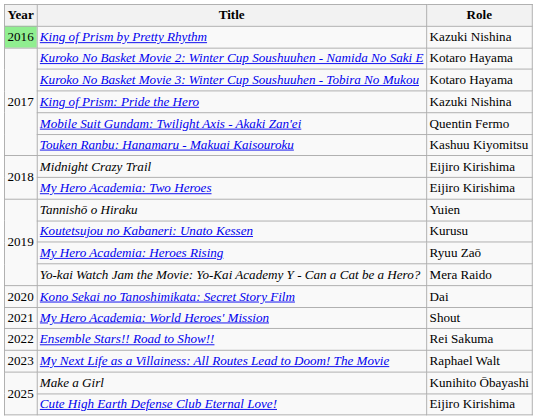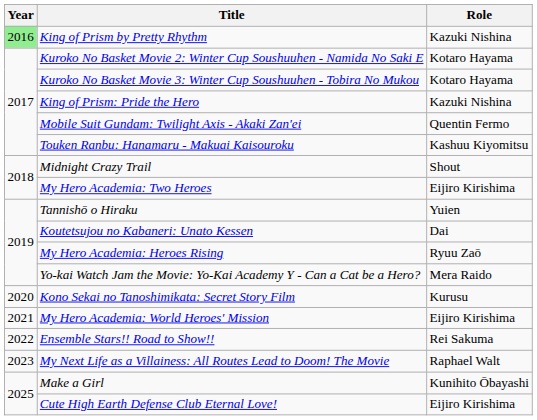(472, 166) Eijiro Kirishima -> (445, 166) Shout
(449, 231) Kurusu -> (439, 231) Dai
(439, 296) Dai -> (449, 296) Kurusu
(445, 318) Shout -> (472, 318) Eijiro Kirishima
